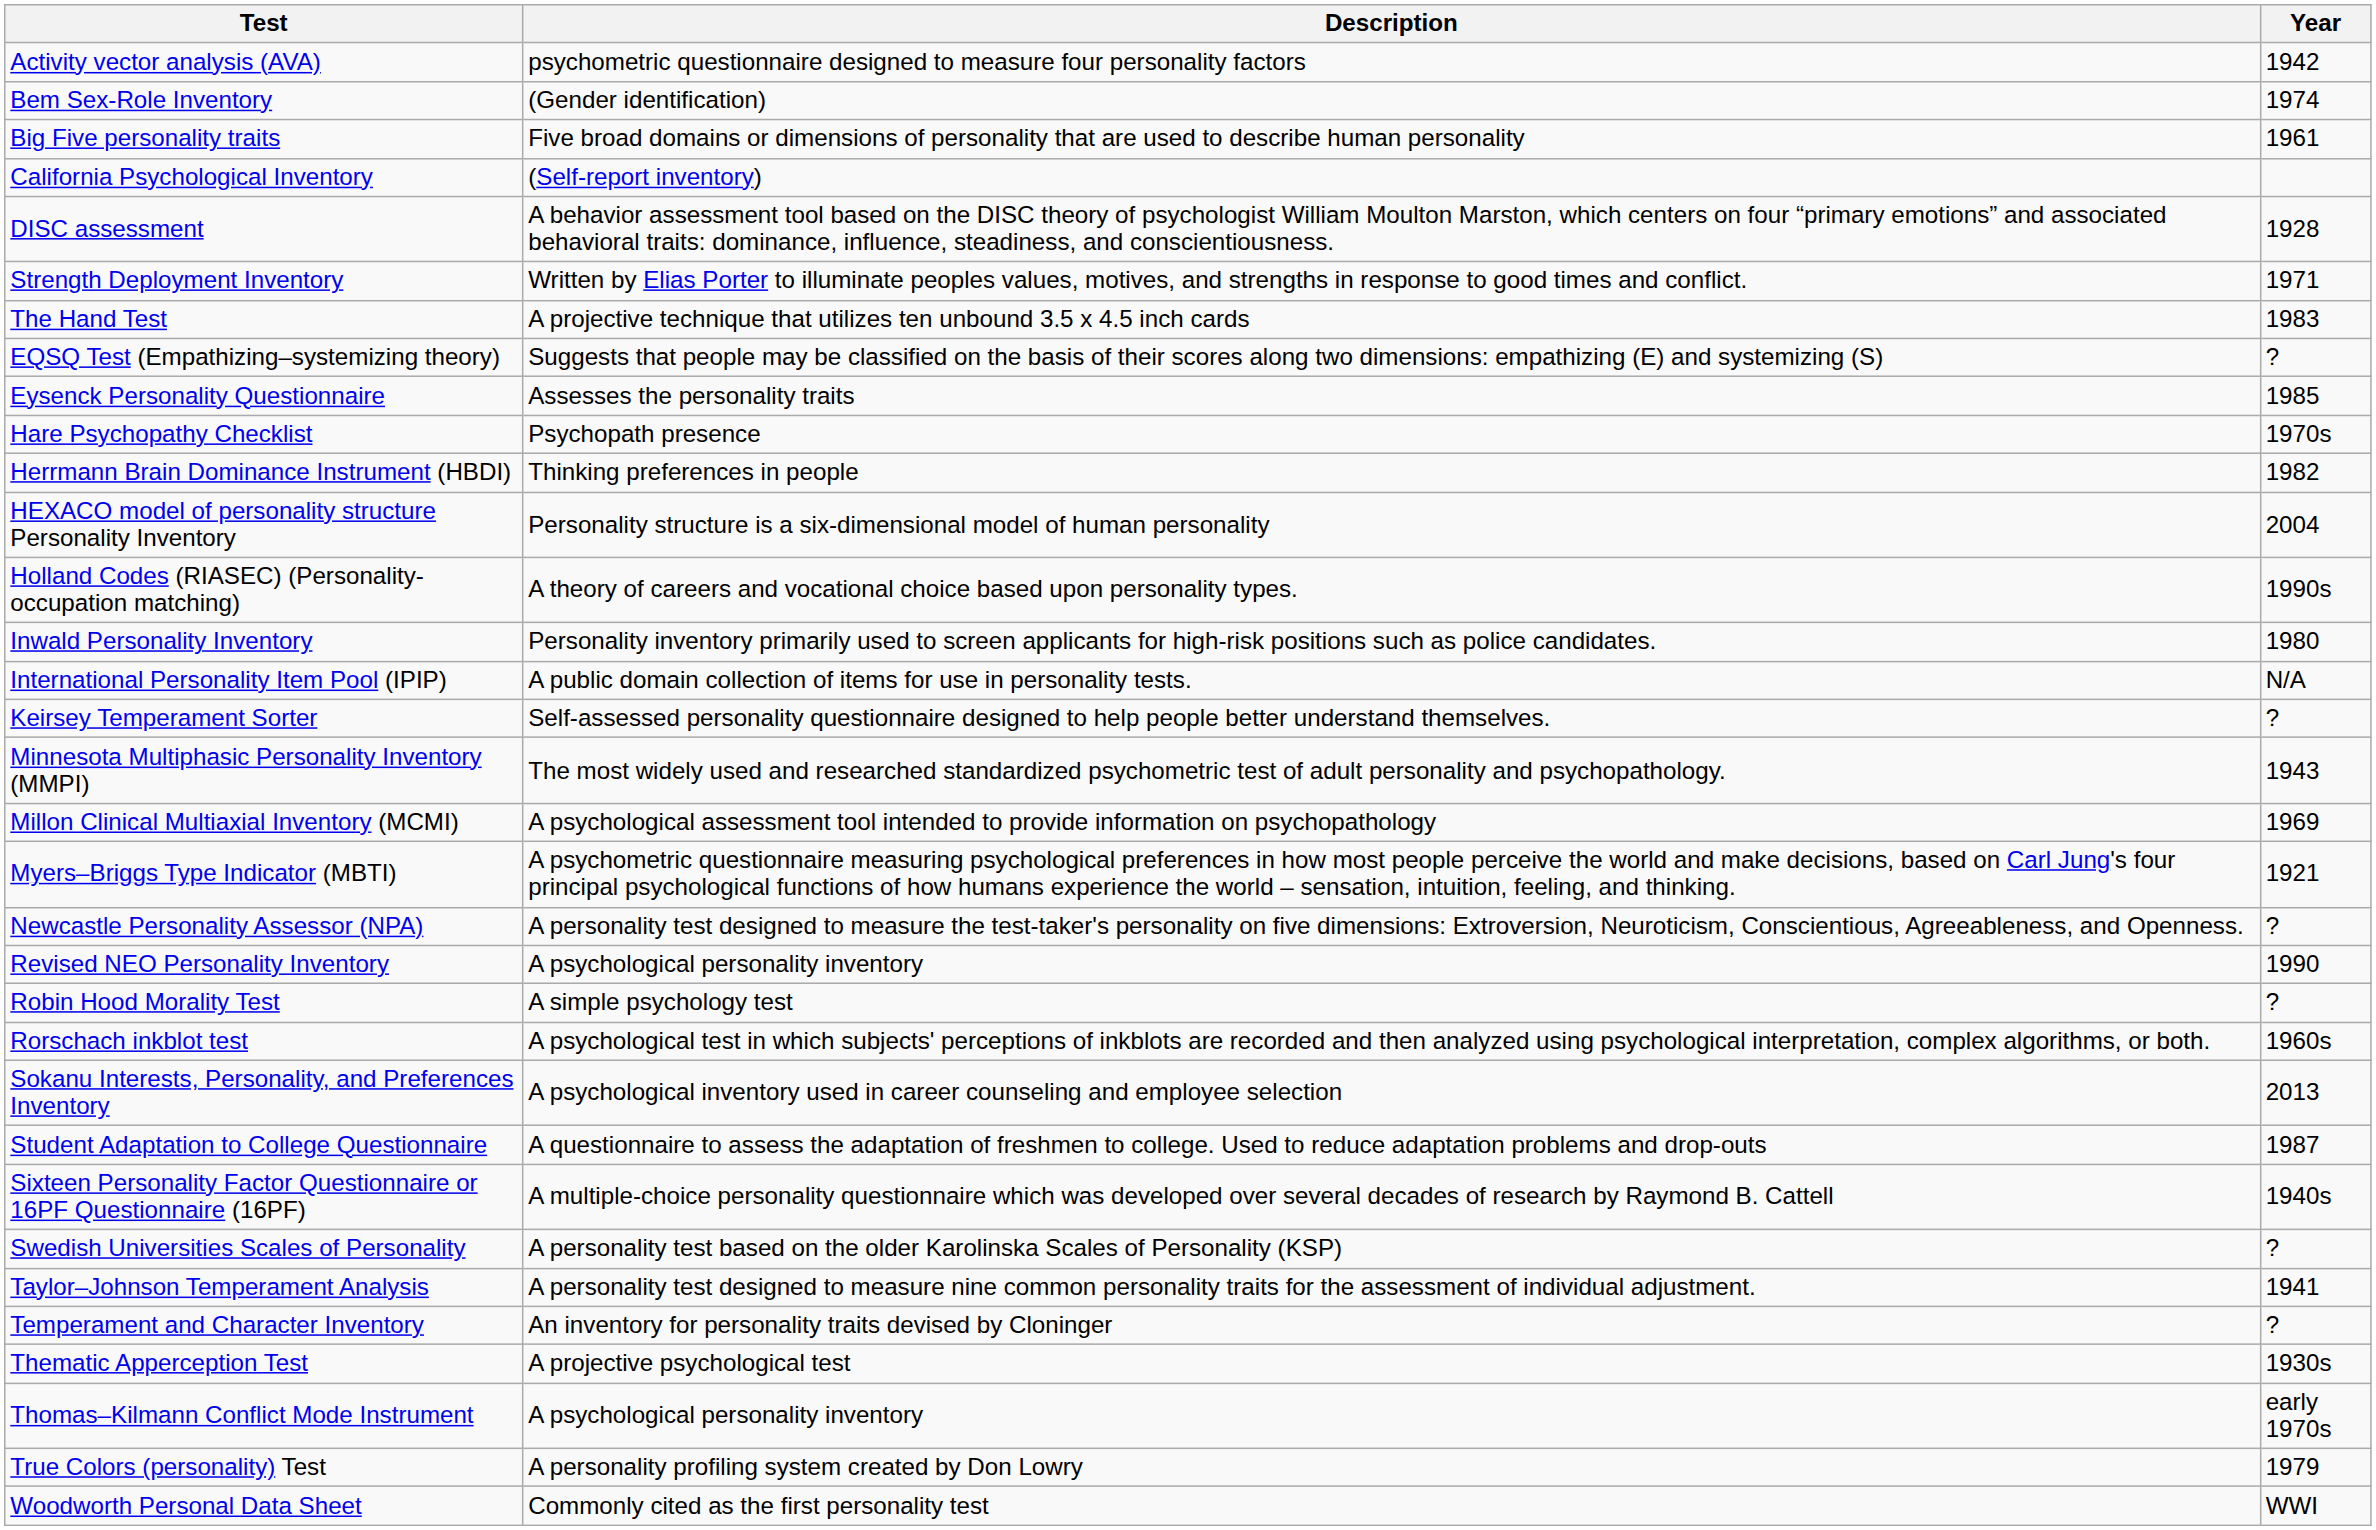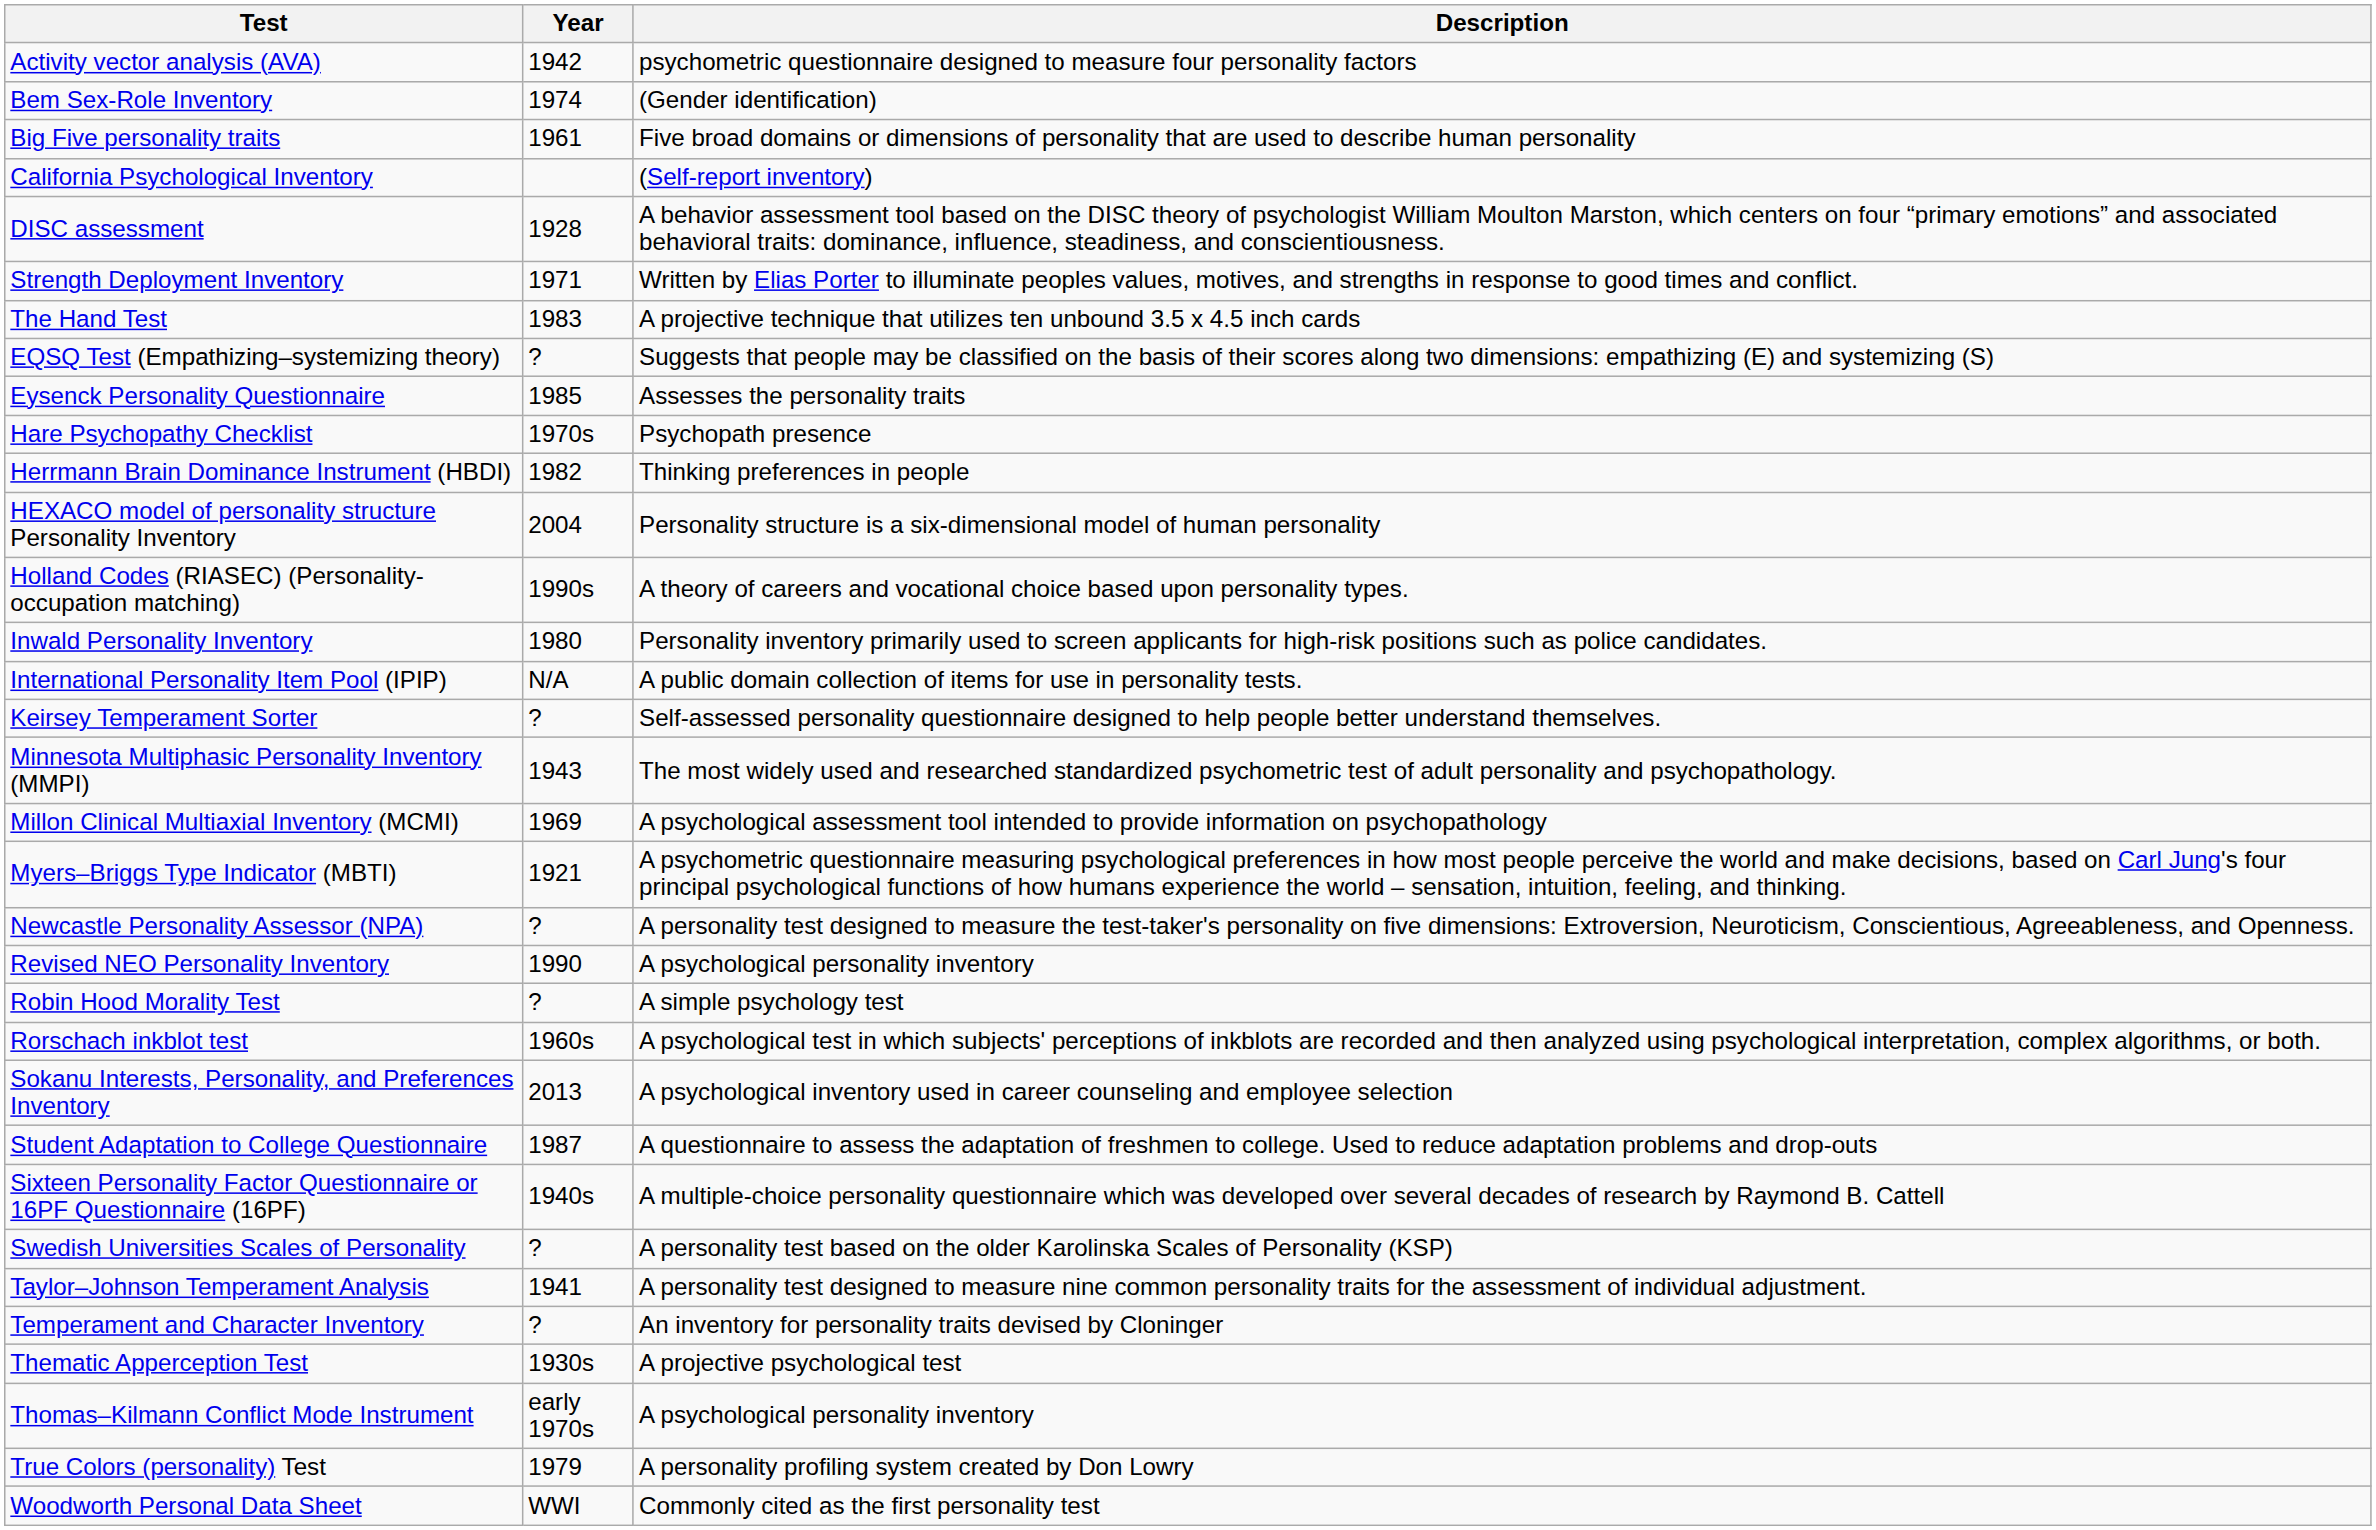columns swapped: (1391, 23) <-> (2316, 23)
